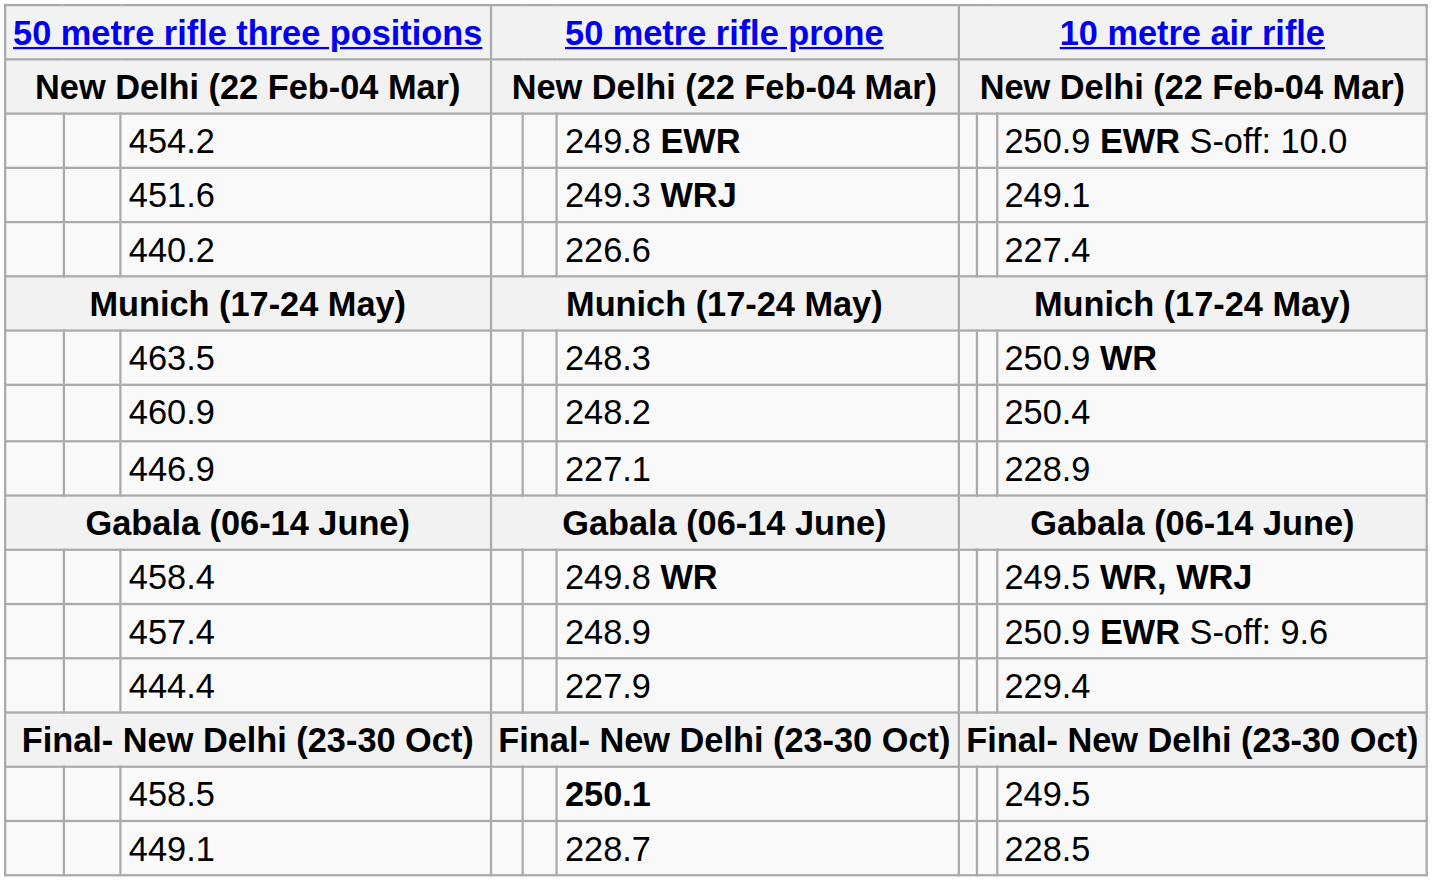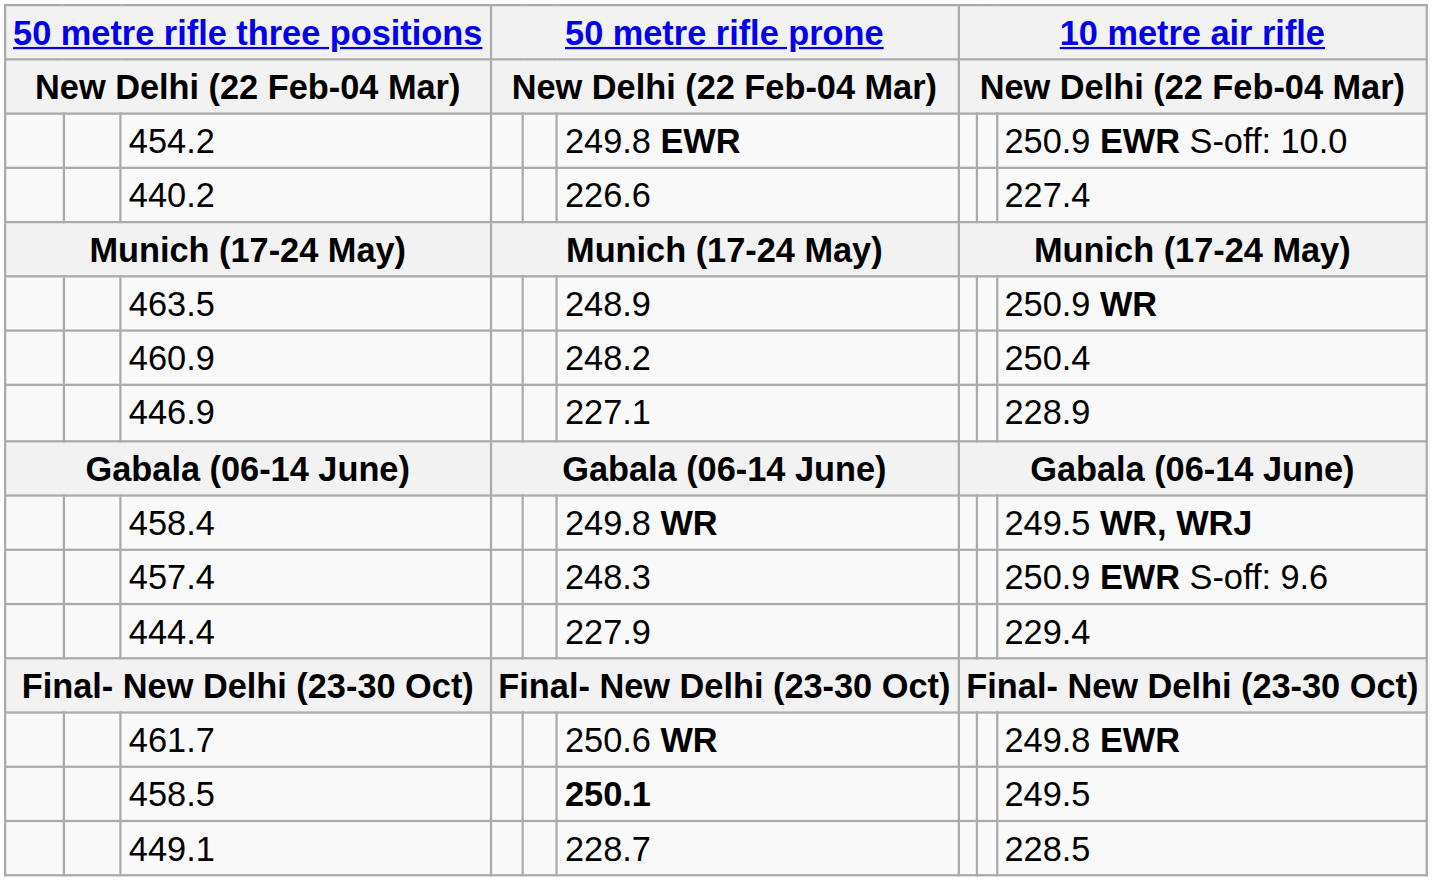- row: (172, 196)
(608, 359) 248.3 -> (608, 304) 248.9
(608, 631) 248.9 -> (608, 576) 248.3
+ row: (172, 739)
